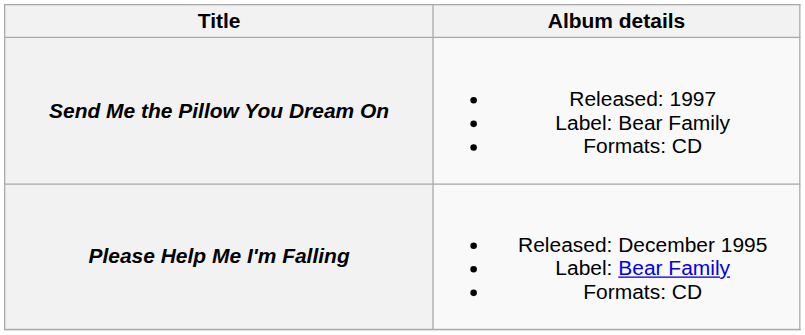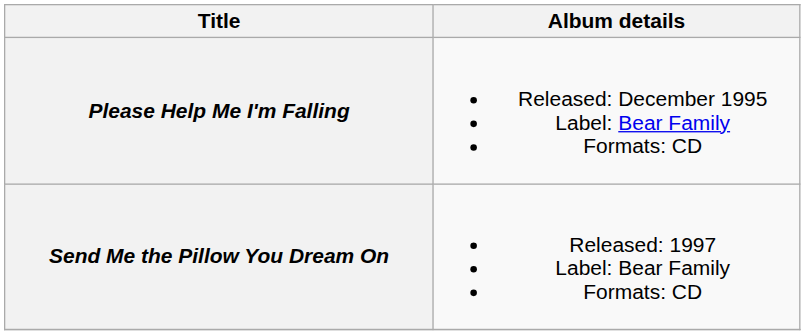rows swapped: (219, 256) <-> (219, 110)
